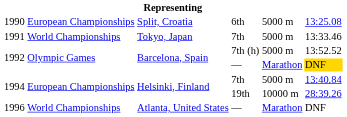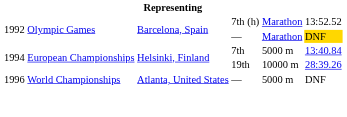- row: (14, 22)
- row: (14, 36)
(278, 50) 5000 m -> (282, 22) Marathon
(282, 108) Marathon -> (278, 79) 5000 m
